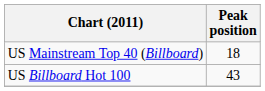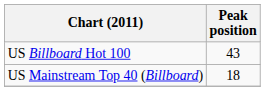rows swapped: (69, 75) <-> (105, 53)
